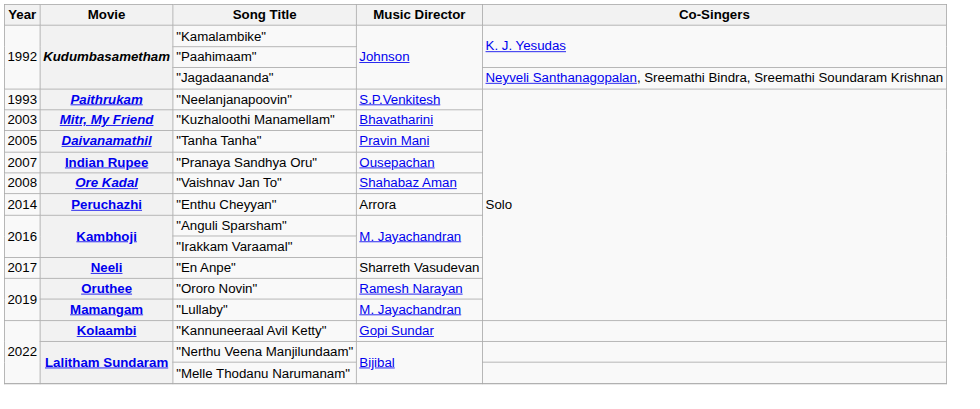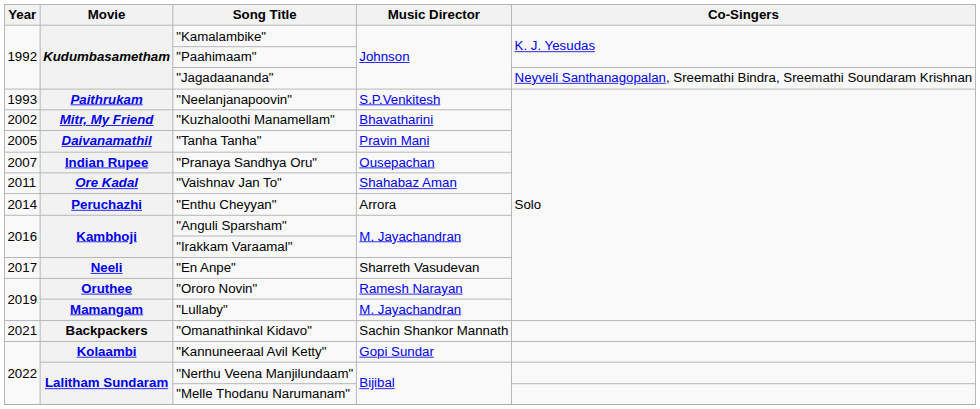(22, 120) 2003 -> (22, 120) 2002
(22, 183) 2008 -> (22, 183) 2011
+ row: (244, 330)
